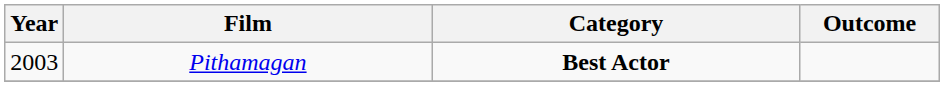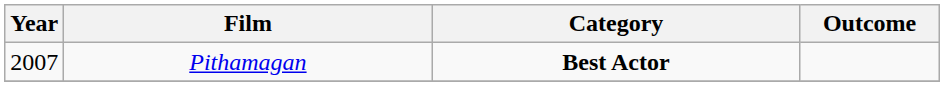(34, 61) 2003 -> (34, 61) 2007
